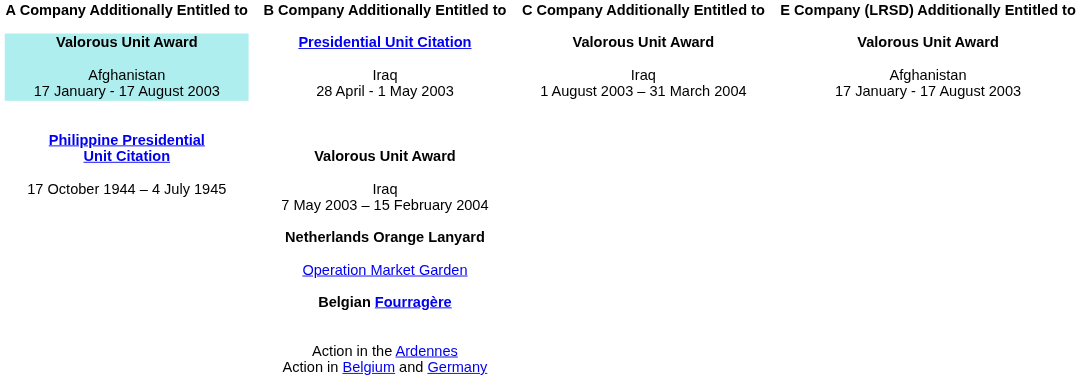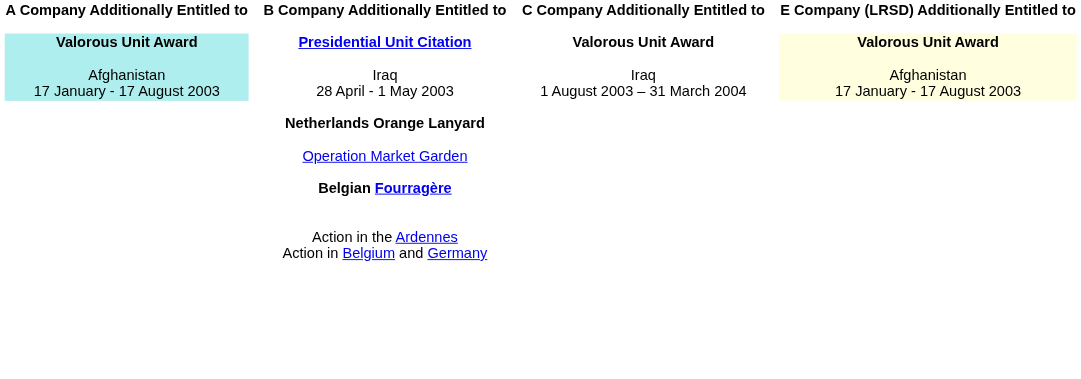(928, 67) no background -> (928, 67) lightyellow background
- row: (385, 180)
